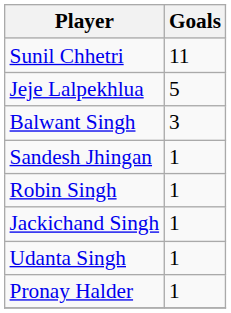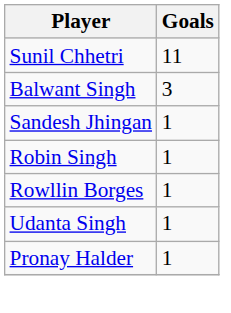- row: (77, 88)
- row: (84, 223)
+ row: (76, 190)
